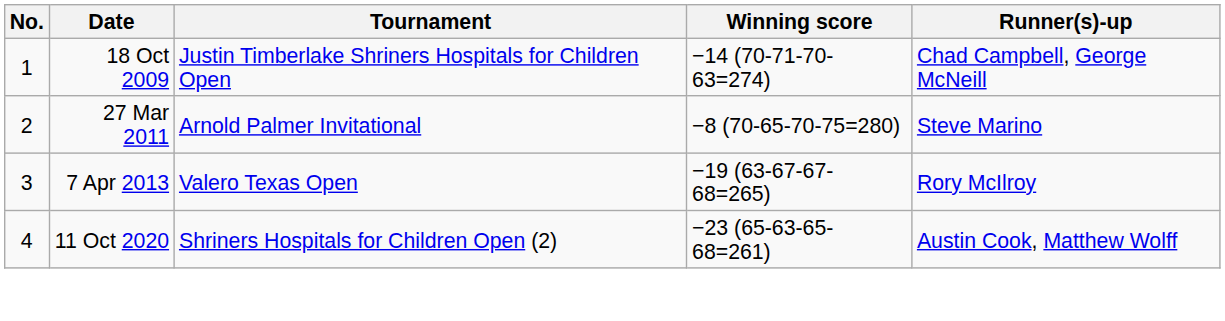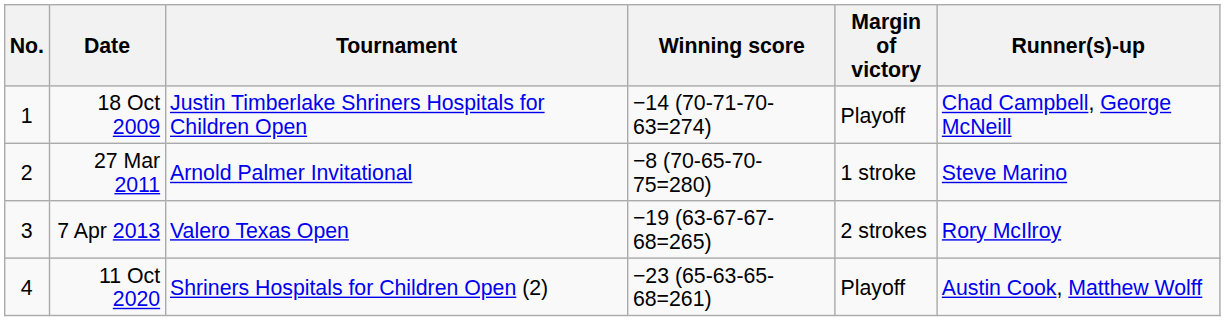+ column: (886, 46)
